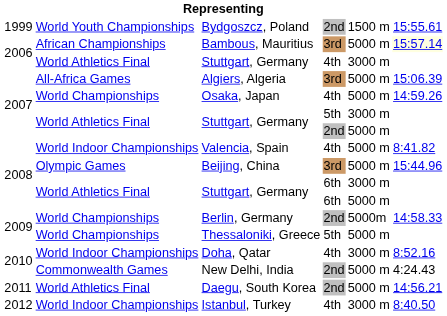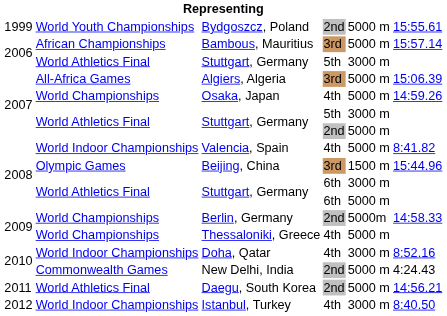(369, 26) 1500 m -> (369, 26) 5000 m
(418, 44) lightyellow background -> (418, 44) no background
(332, 61) 4th -> (332, 61) 5th
(369, 166) 5000 m -> (369, 166) 1500 m
(332, 235) 5th -> (332, 235) 4th
